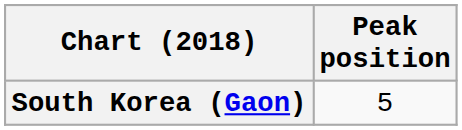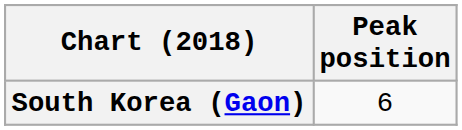(385, 103) 5 -> (385, 103) 6
